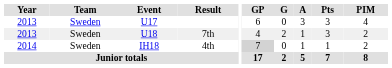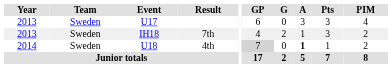(149, 34) U18 -> (149, 34) IH18
(149, 46) IH18 -> (149, 46) U18
(303, 46) normal -> (303, 46) bold
